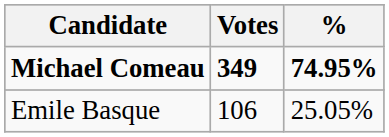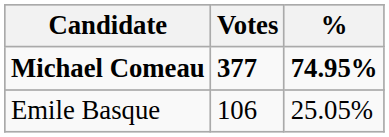(237, 68) 349 -> (237, 68) 377
